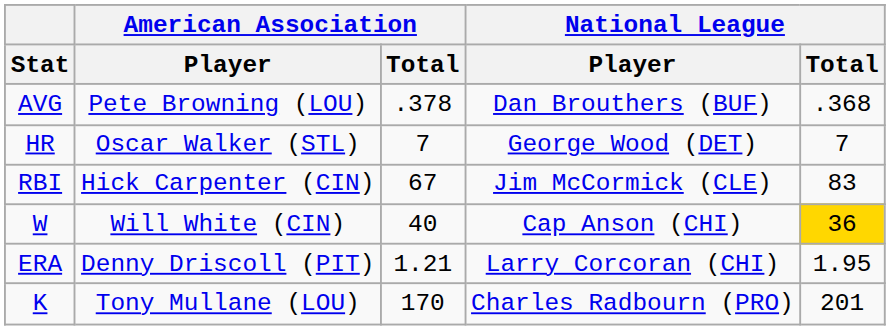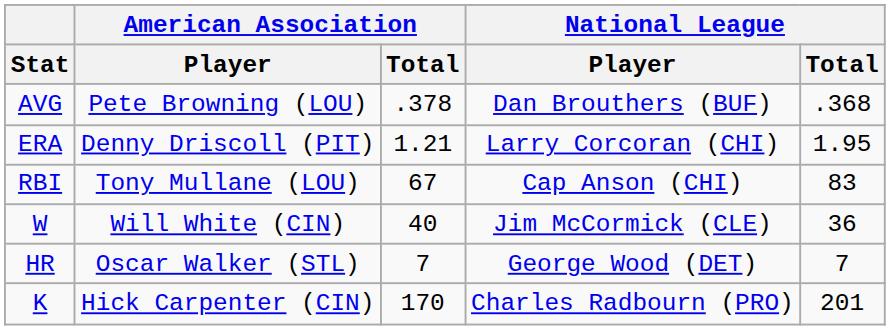rows swapped: (40, 144) <-> (40, 264)
(228, 184) Hick Carpenter (CIN) -> (228, 184) Tony Mullane (LOU)
(632, 184) Jim McCormick (CLE) -> (632, 184) Cap Anson (CHI)
(632, 224) Cap Anson (CHI) -> (632, 224) Jim McCormick (CLE)
(842, 224) gold background -> (842, 224) no background
(228, 304) Tony Mullane (LOU) -> (228, 304) Hick Carpenter (CIN)
